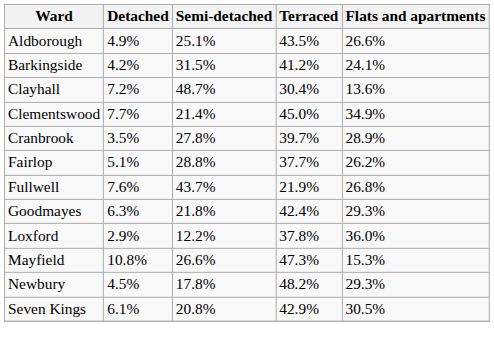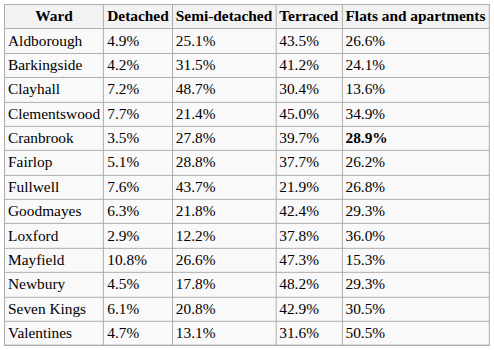(365, 138) normal -> (367, 138) bold
+ row: (40, 333)
